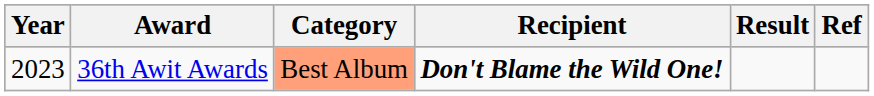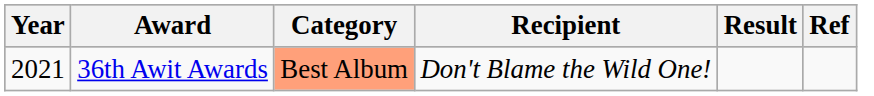(38, 68) 2023 -> (38, 68) 2021
(572, 68) bold -> (566, 68) normal
